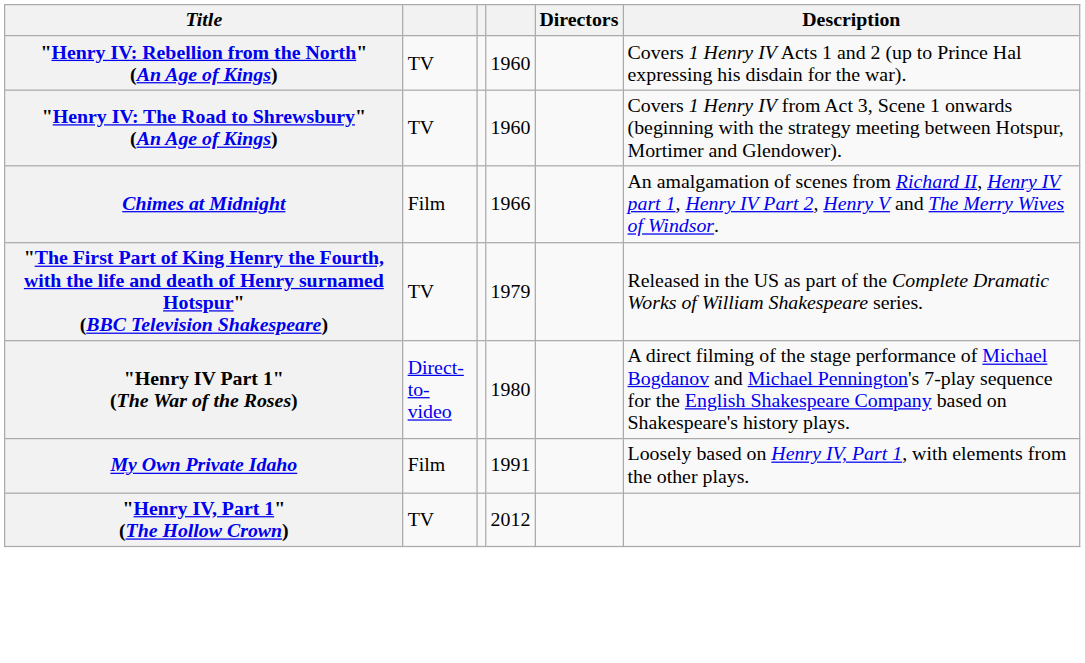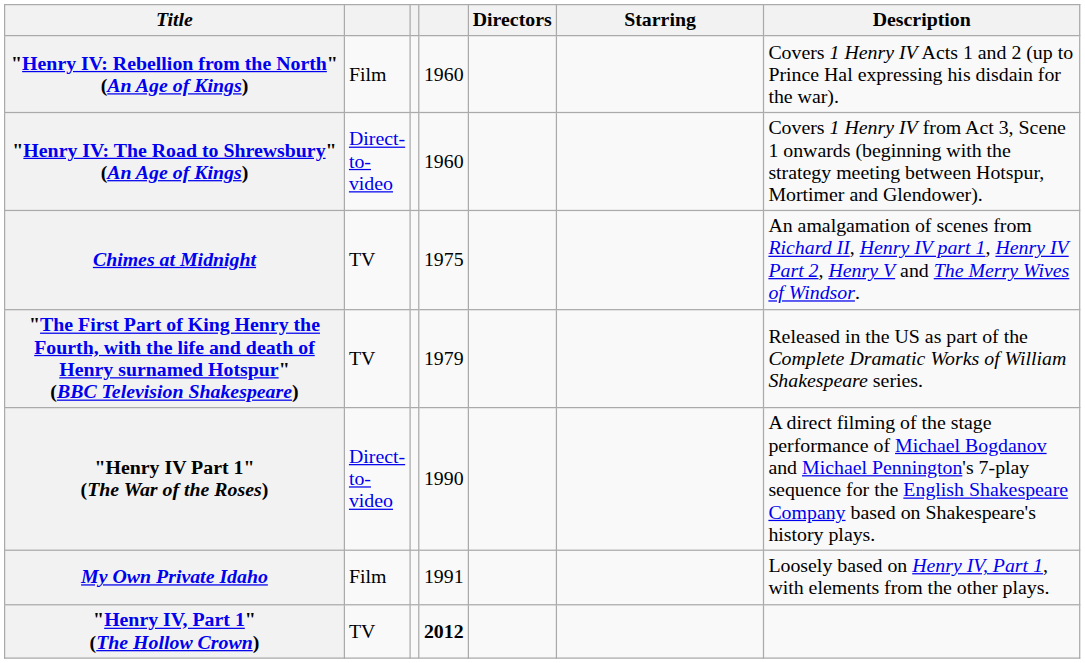+ column: (660, 20)
(421, 62) TV -> (368, 74) Film
(421, 127) TV -> (377, 161) Direct-to-video
(426, 203) Film -> (362, 259) TV
(510, 203) 1966 -> (444, 259) 1975
(510, 389) 1980 -> (444, 478) 1990
(510, 519) normal -> (444, 631) bold
